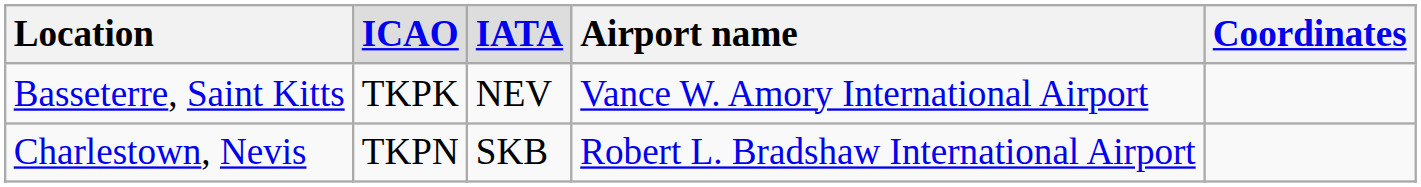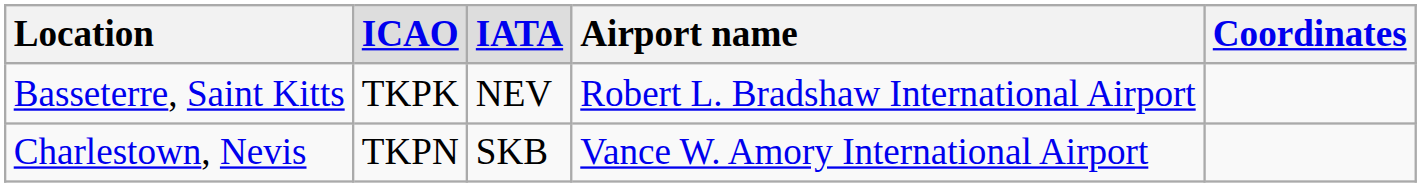(864, 92) Vance W. Amory International Airport -> (888, 92) Robert L. Bradshaw International Airport
(888, 151) Robert L. Bradshaw International Airport -> (864, 151) Vance W. Amory International Airport
